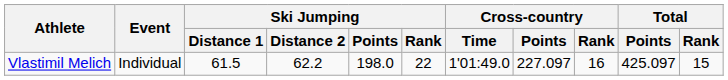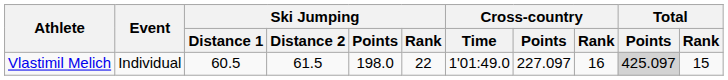(226, 64) 61.5 -> (226, 64) 60.5
(308, 64) 62.2 -> (308, 64) 61.5
(649, 64) no background -> (649, 64) lightgrey background
